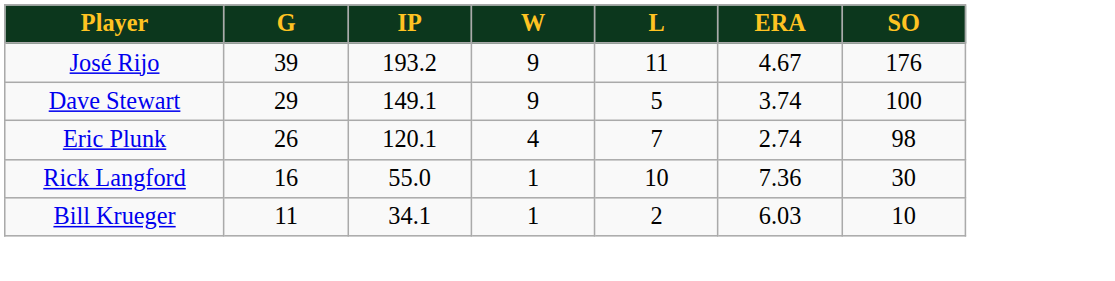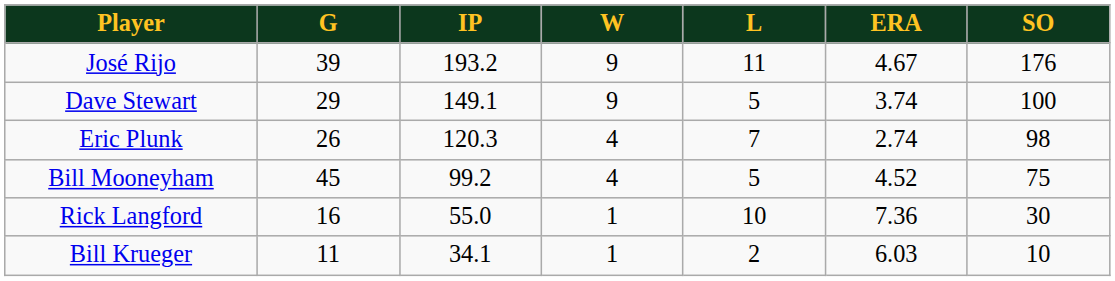(410, 139) 120.1 -> (470, 139) 120.3
+ row: (131, 178)
